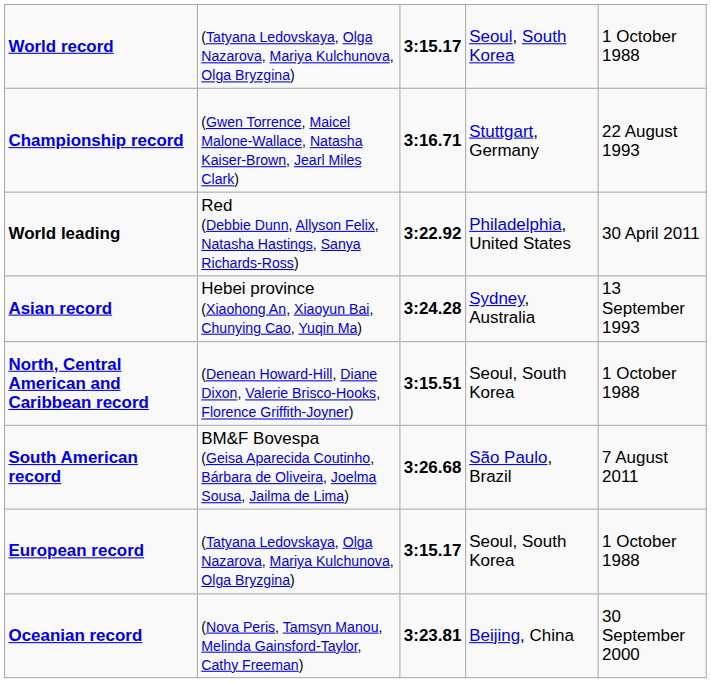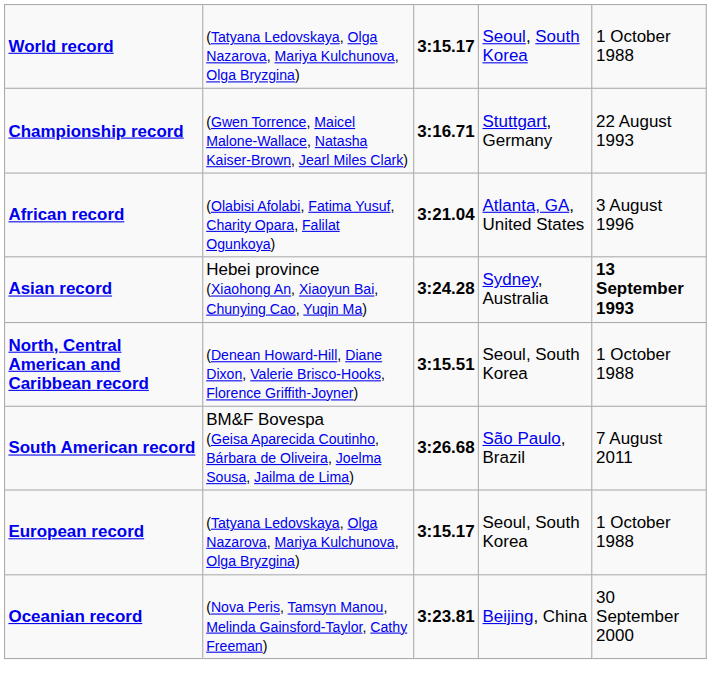- row: (64, 233)
+ row: (66, 214)
(644, 308) normal -> (640, 289) bold
